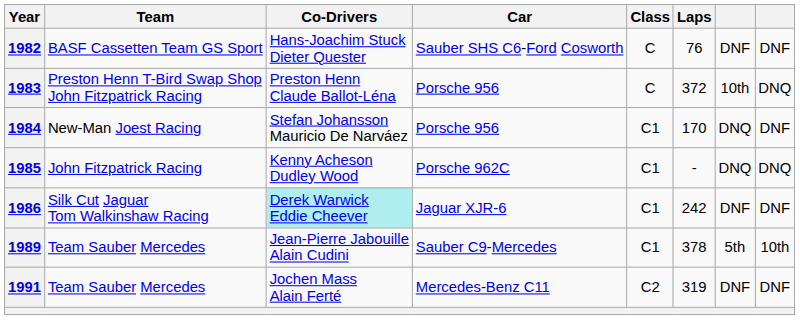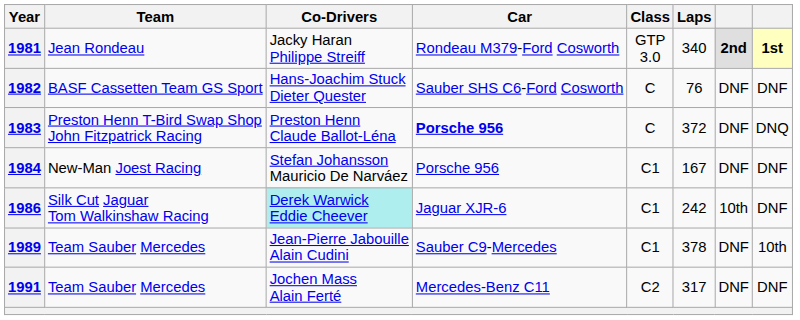+ row: (24, 48)
(457, 88) normal -> (460, 128) bold
(735, 88) 10th -> (734, 128) DNF
(694, 128) 170 -> (694, 168) 167
(735, 128) DNQ -> (734, 168) DNF
- row: (24, 168)
(735, 208) DNF -> (734, 208) 10th
(735, 248) 5th -> (734, 248) DNF
(694, 288) 319 -> (694, 288) 317
